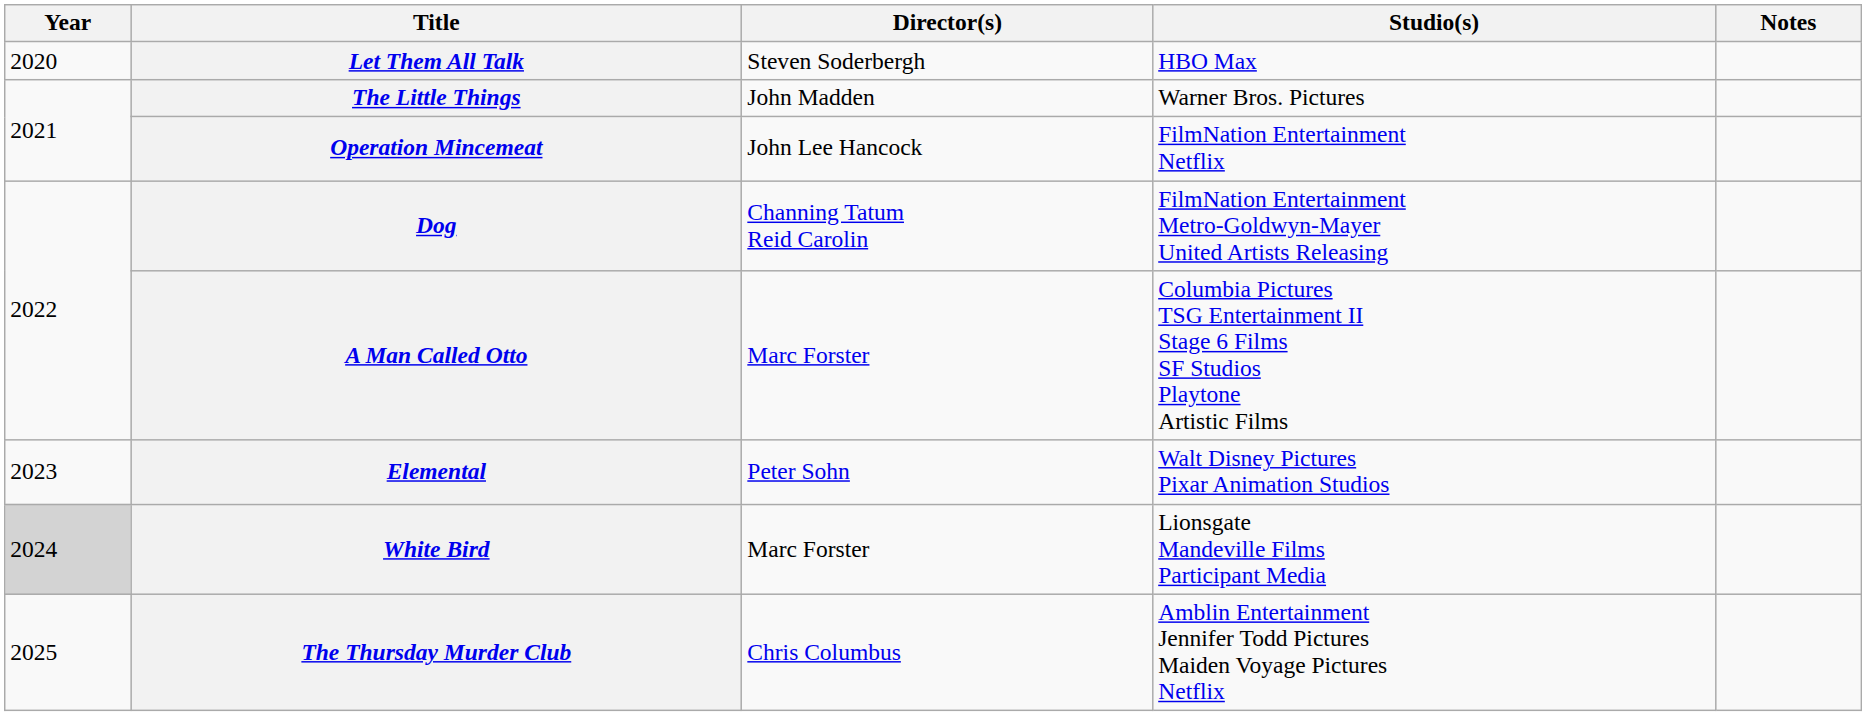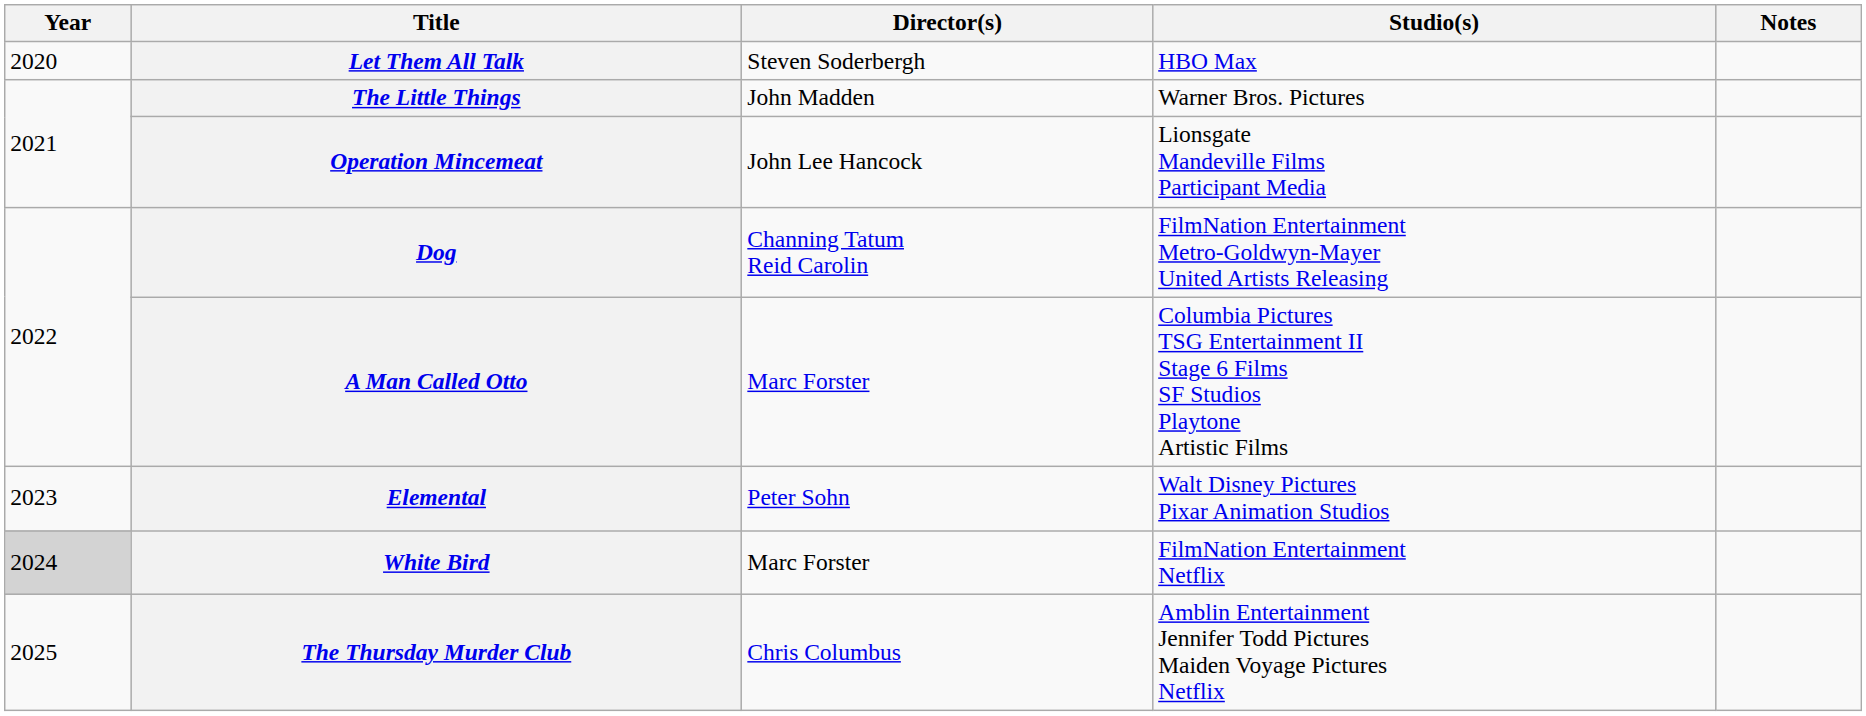(1282, 148) FilmNation Entertainment Netflix -> (1242, 161) Lionsgate Mandeville Films Participant Media
(1242, 548) Lionsgate Mandeville Films Participant Media -> (1282, 562) FilmNation Entertainment Netflix
